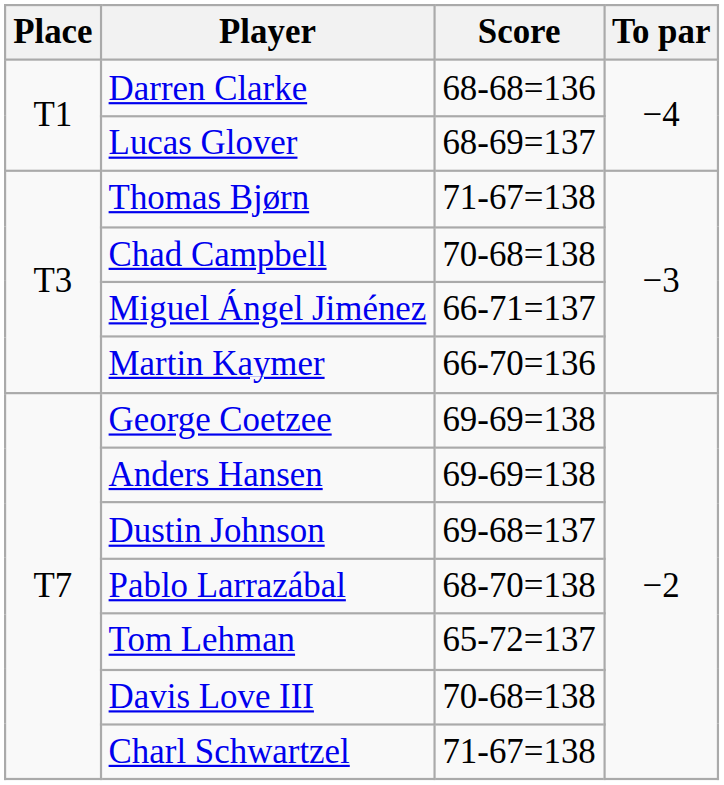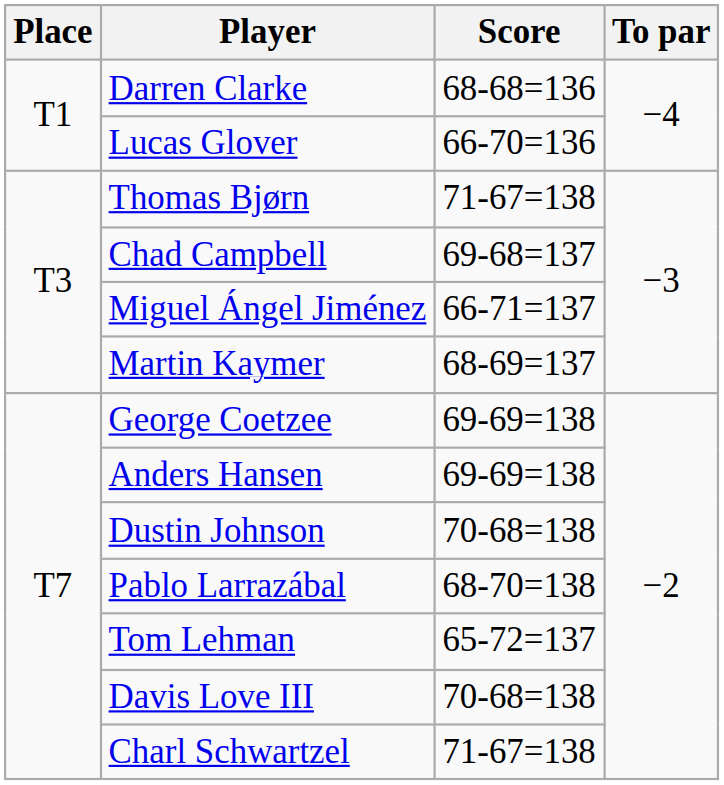(519, 142) 68-69=137 -> (519, 142) 66-70=136
(519, 253) 70-68=138 -> (519, 253) 69-68=137
(519, 364) 66-70=136 -> (519, 364) 68-69=137
(519, 530) 69-68=137 -> (519, 530) 70-68=138
